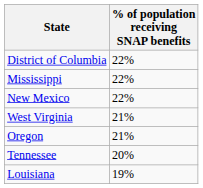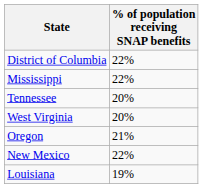rows swapped: (38, 98) <-> (32, 155)
(123, 117) 21% -> (123, 117) 20%
